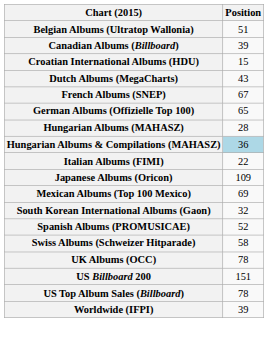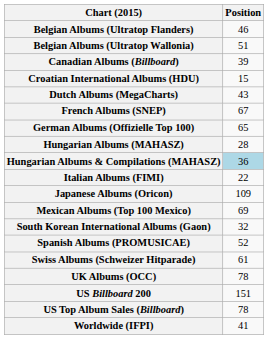+ row: (114, 29)
(243, 243) 58 -> (243, 260) 61
(243, 309) 39 -> (243, 326) 41
